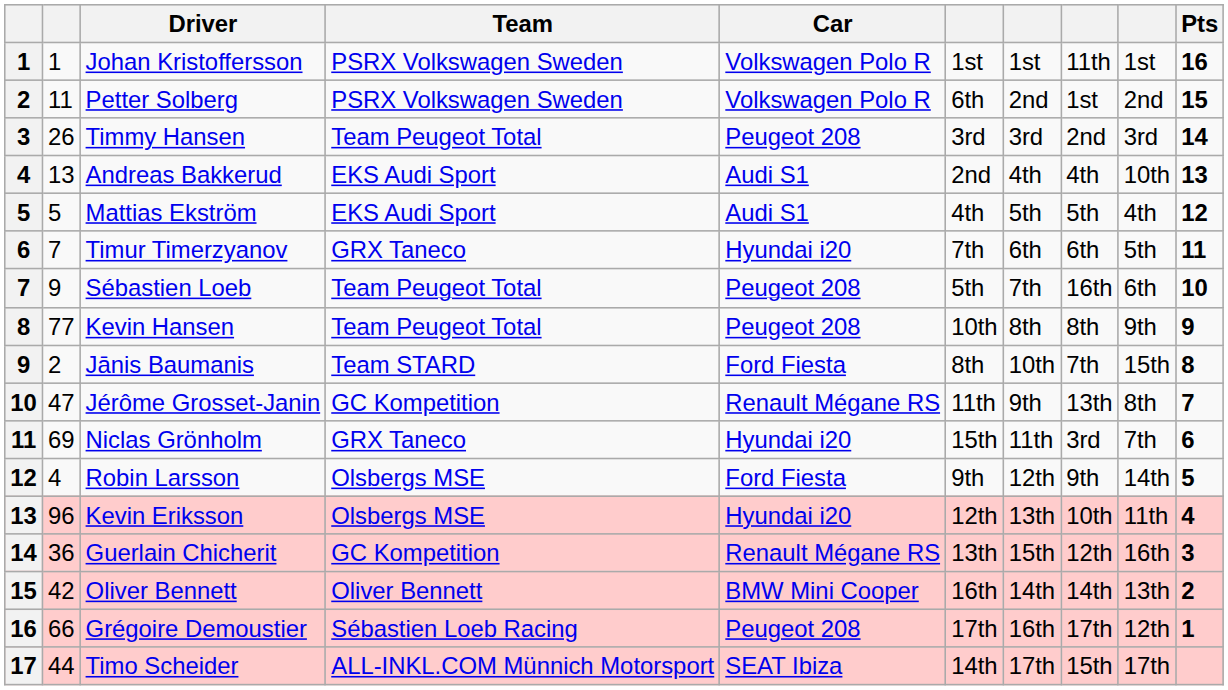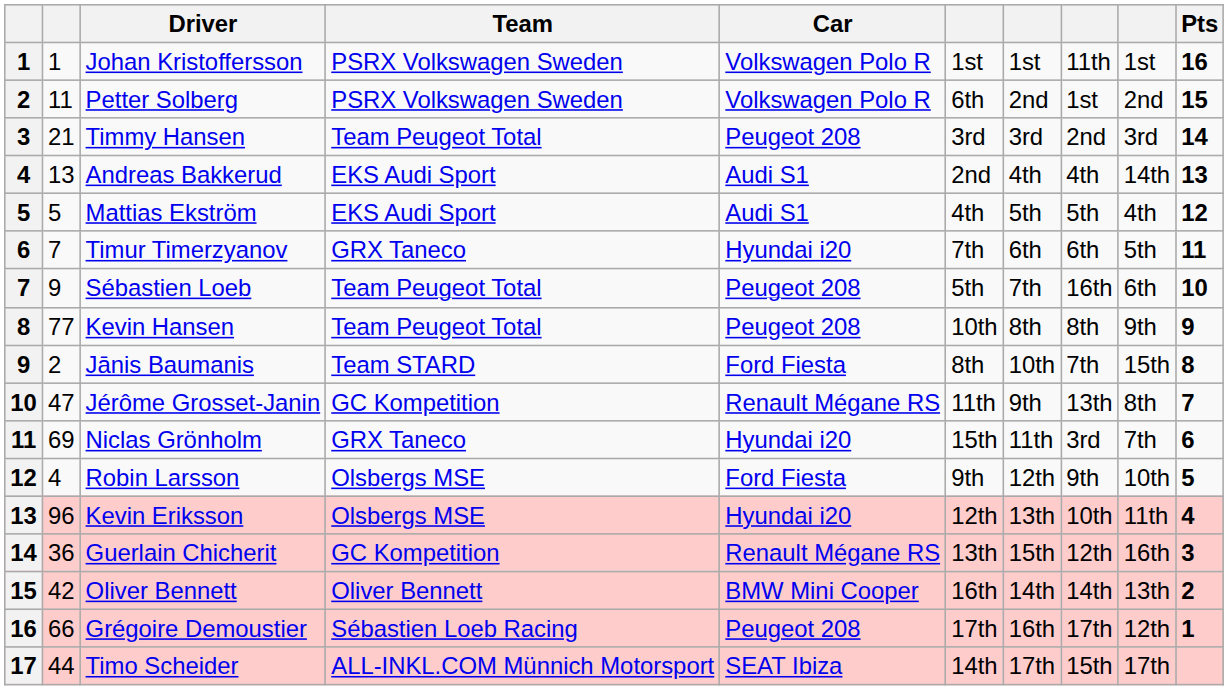(61, 137) 26 -> (61, 137) 21
(1147, 175) 10th -> (1147, 175) 14th
(1147, 477) 14th -> (1147, 477) 10th
